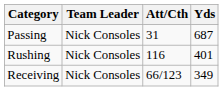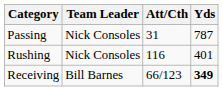(204, 34) 687 -> (204, 34) 787
(103, 75) Nick Consoles -> (94, 75) Bill Barnes
(204, 75) normal -> (204, 75) bold
